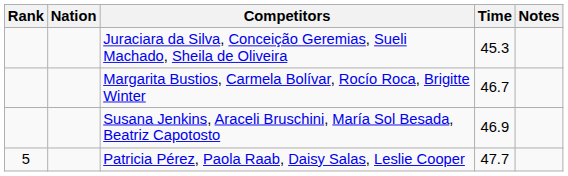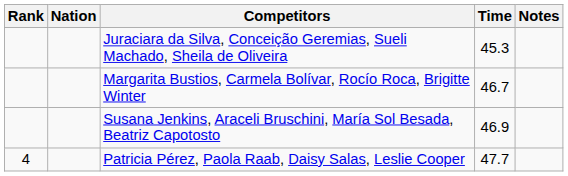(26, 159) 5 -> (26, 159) 4
